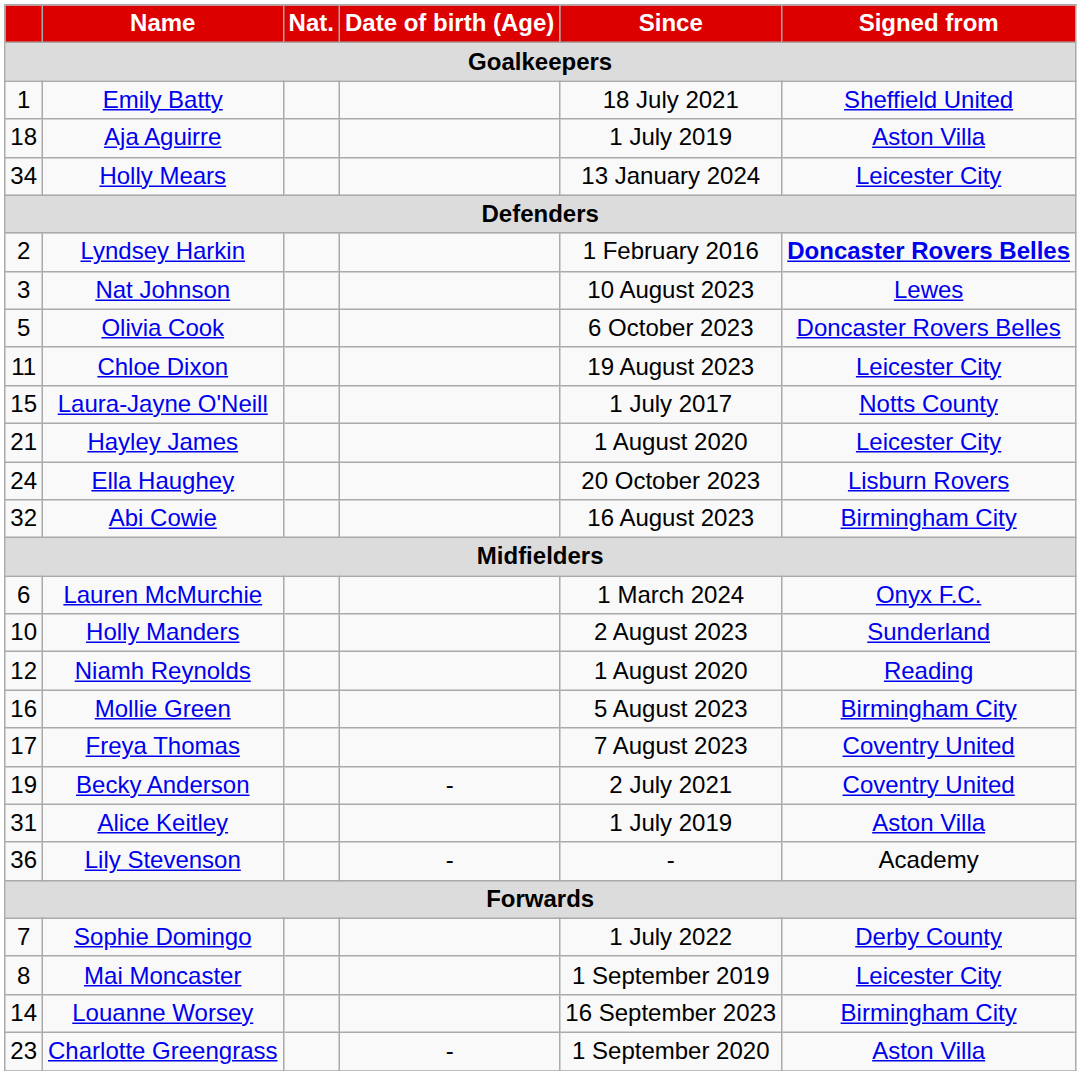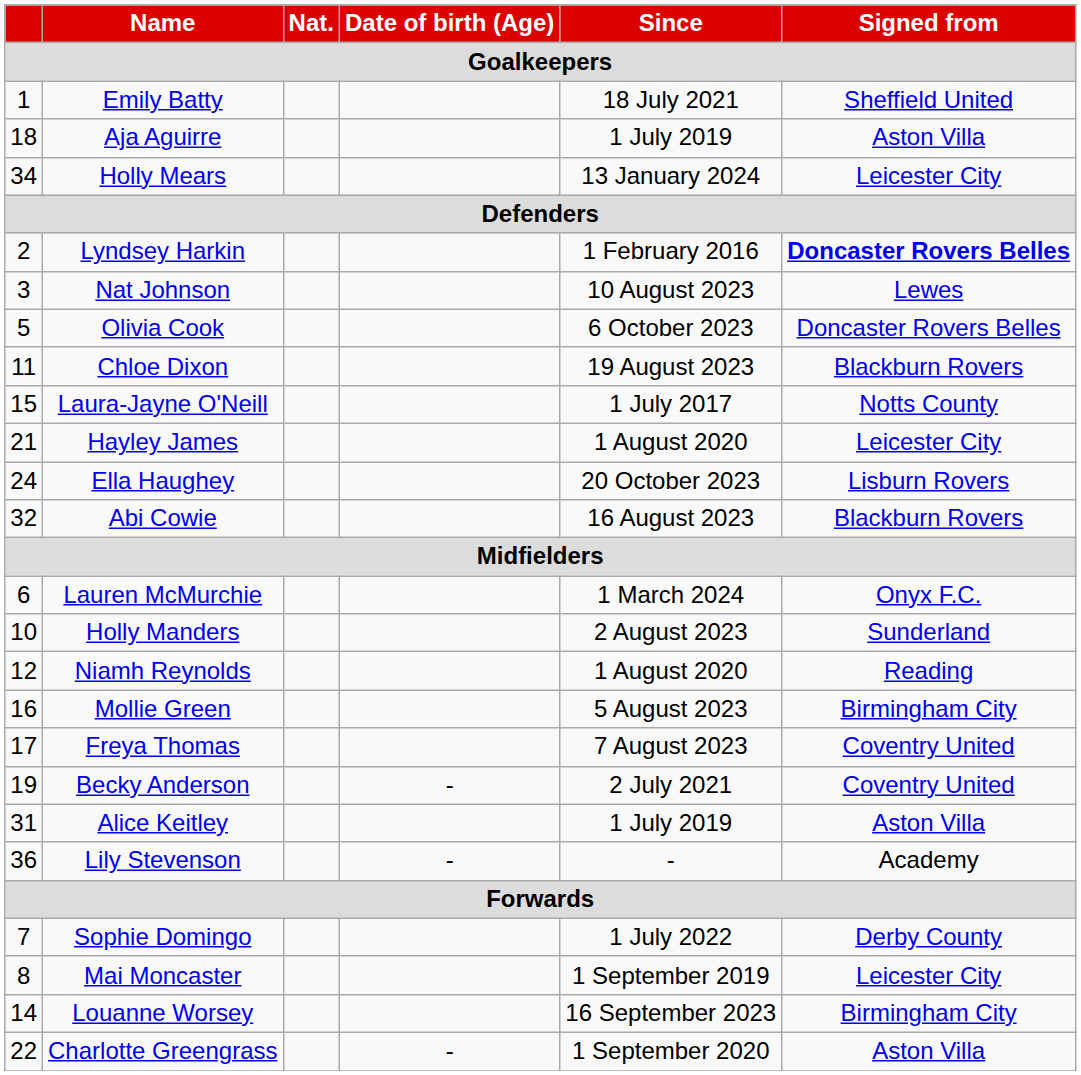(929, 366) Leicester City -> (929, 366) Blackburn Rovers
(929, 518) Birmingham City -> (929, 518) Blackburn Rovers
(24, 1051) 23 -> (24, 1051) 22
